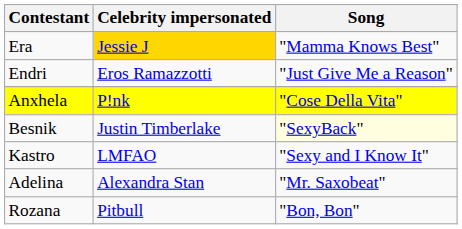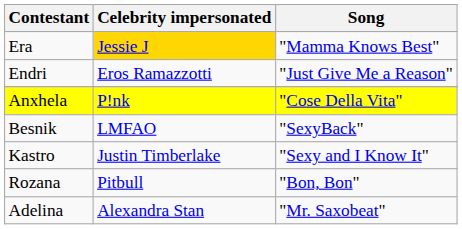(159, 127) Justin Timberlake -> (127, 127) LMFAO
(321, 127) lightyellow background -> (321, 127) no background
(127, 155) LMFAO -> (159, 155) Justin Timberlake
rows swapped: (36, 182) <-> (34, 210)
